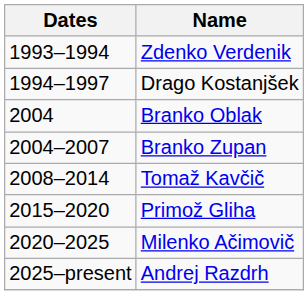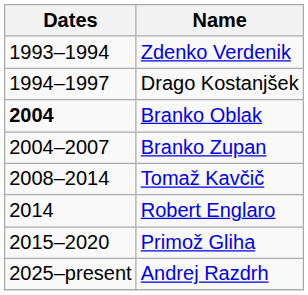(31, 115) normal -> (31, 115) bold
+ row: (208, 210)
- row: (217, 242)
